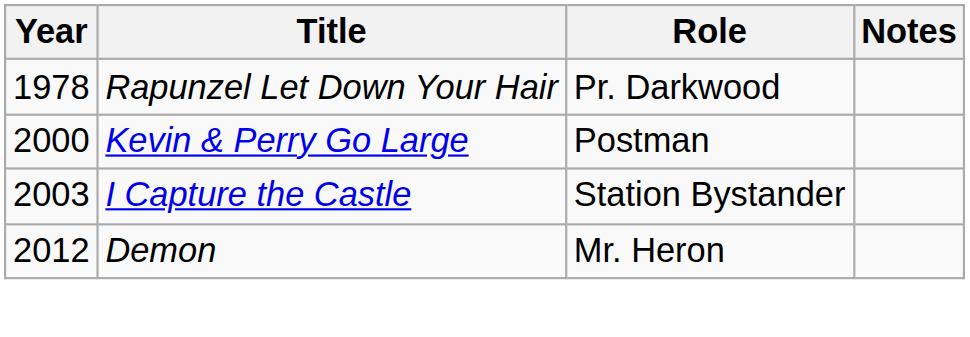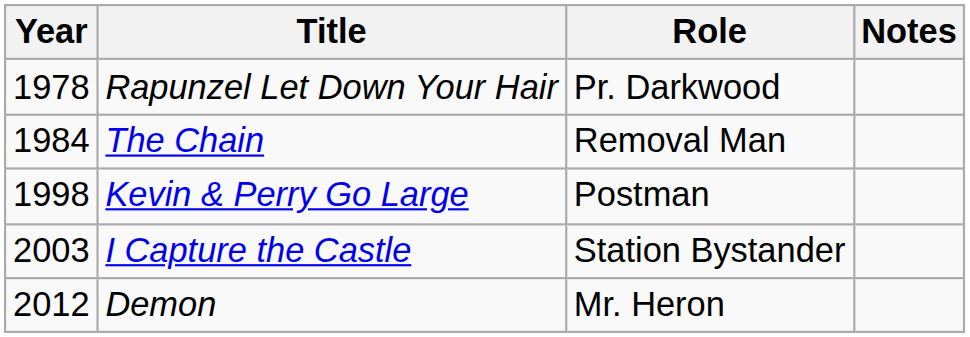+ row: (185, 140)
(51, 140) 2000 -> (51, 195) 1998
